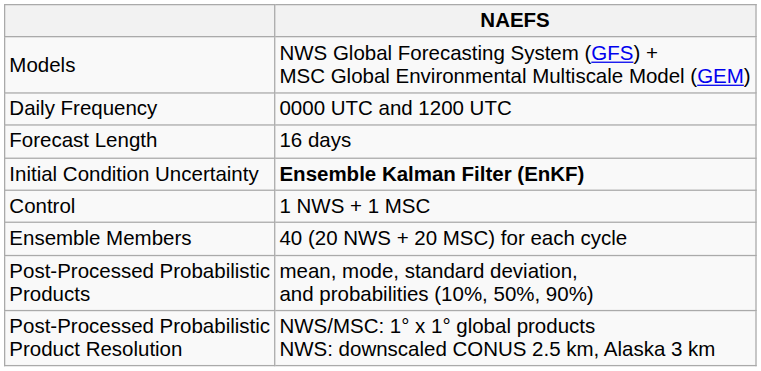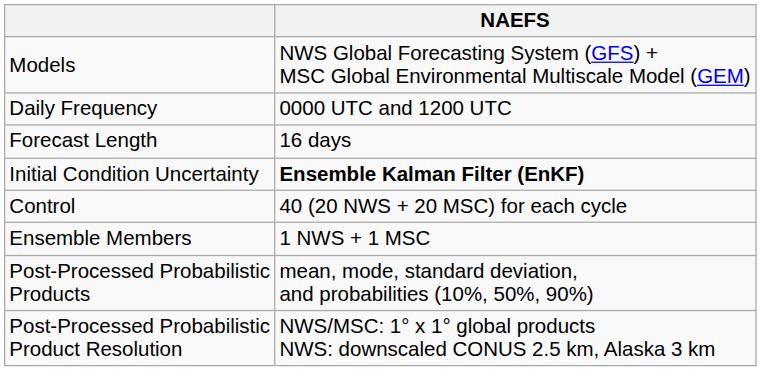(355, 206) 1 NWS + 1 MSC -> (453, 206) 40 (20 NWS + 20 MSC) for each cycle
(453, 238) 40 (20 NWS + 20 MSC) for each cycle -> (355, 238) 1 NWS + 1 MSC
